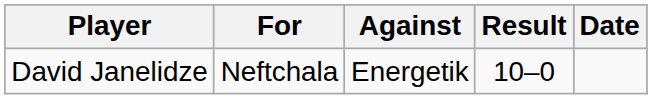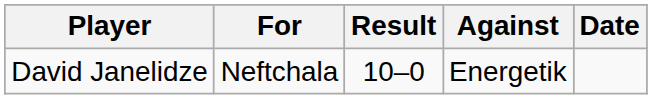columns swapped: (410, 26) <-> (524, 26)
